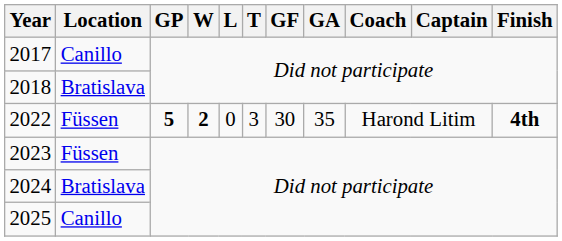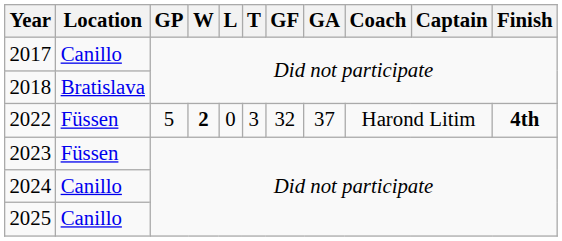(169, 119) bold -> (169, 119) normal
(285, 119) 30 -> (285, 119) 32
(324, 119) 35 -> (324, 119) 37
(103, 185) Bratislava -> (91, 185) Canillo
